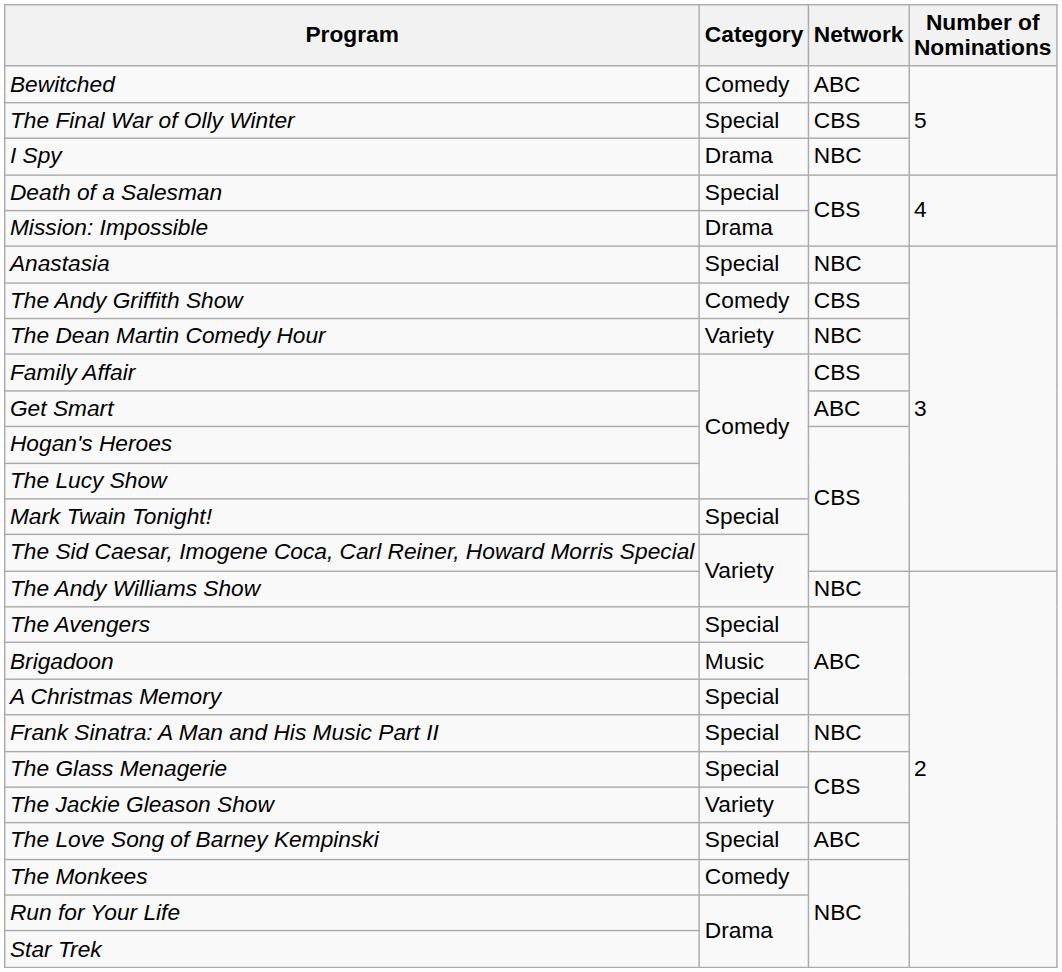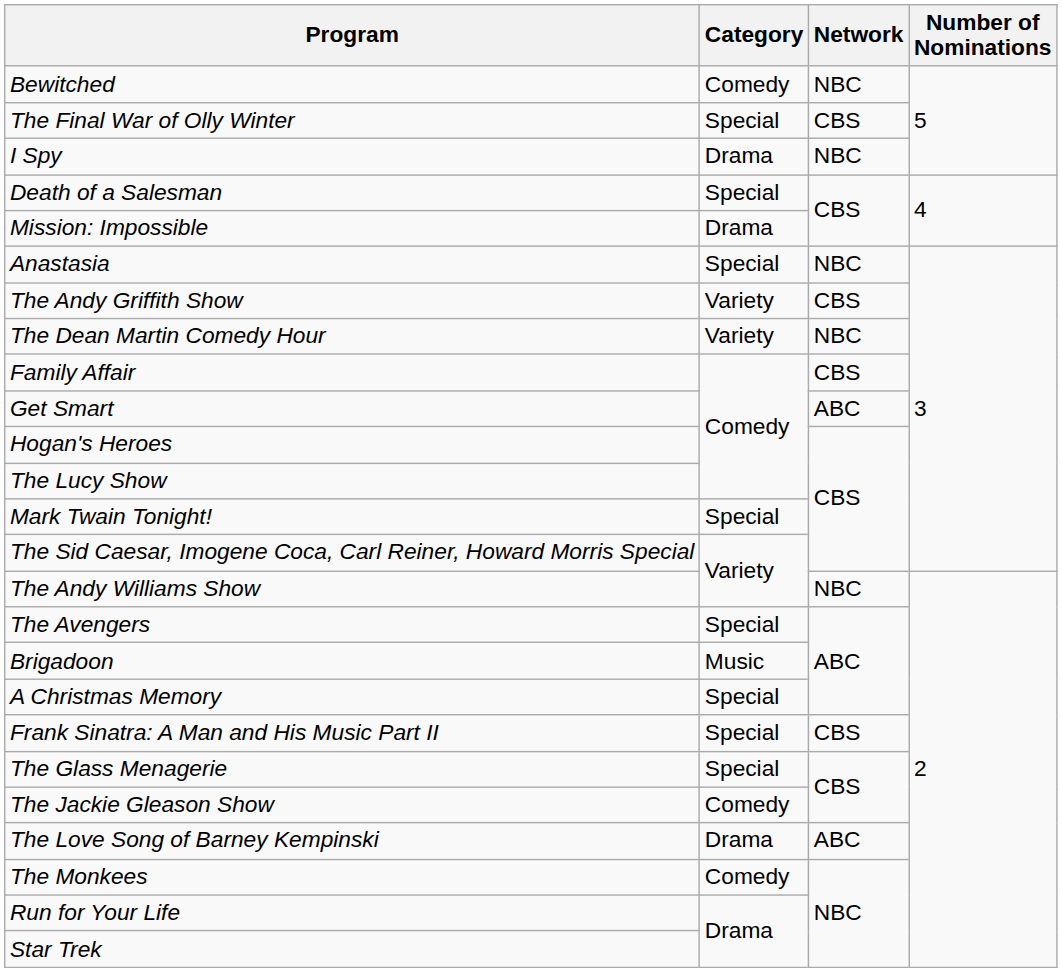(837, 84) ABC -> (838, 84) NBC
(747, 300) Comedy -> (739, 300) Variety
(838, 732) NBC -> (837, 732) CBS
(739, 804) Variety -> (747, 804) Comedy
(742, 840) Special -> (739, 840) Drama
